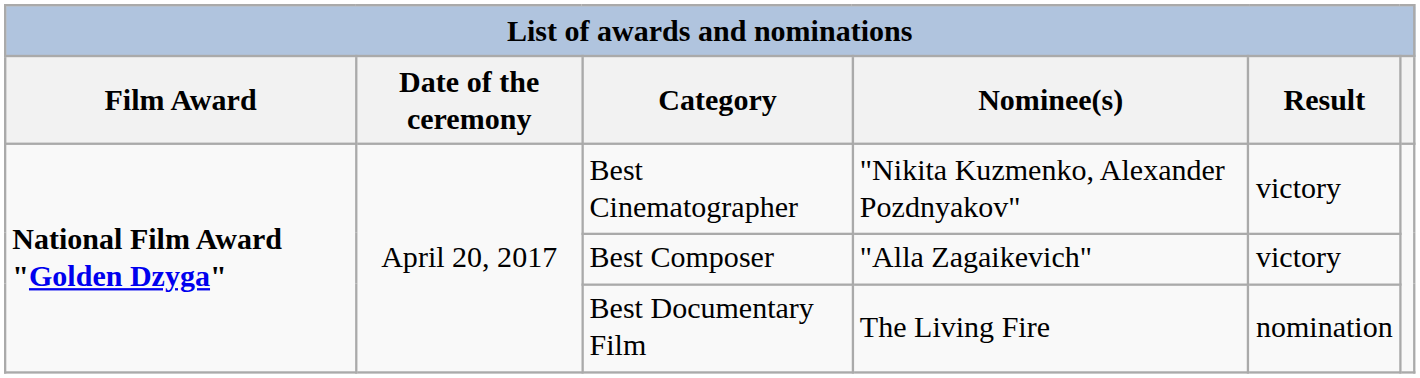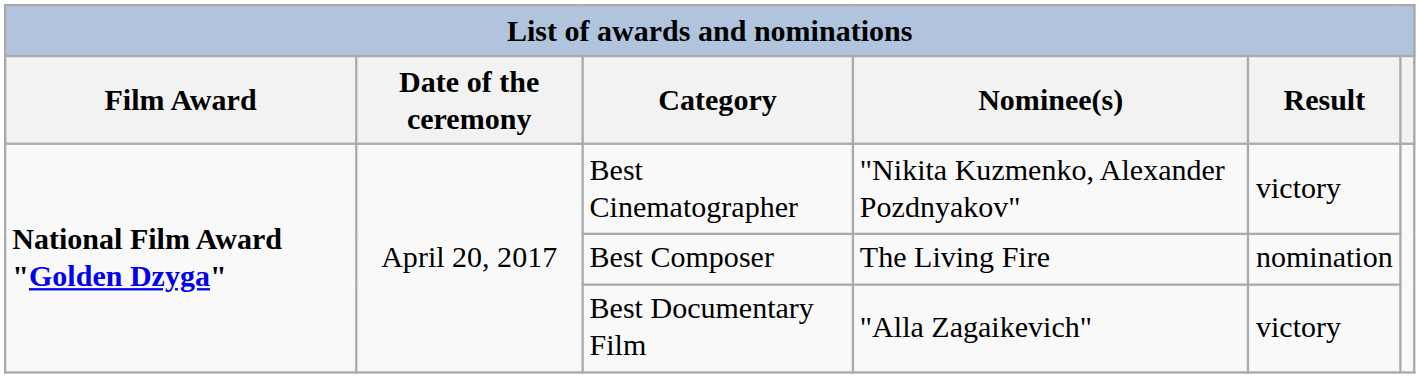(976, 257) "Alla Zagaikevich" -> (955, 257) The Living Fire
(1298, 257) victory -> (1324, 257) nomination
(955, 327) The Living Fire -> (976, 327) "Alla Zagaikevich"
(1324, 327) nomination -> (1298, 327) victory
